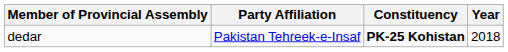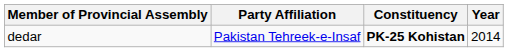(486, 36) 2018 -> (486, 36) 2014
